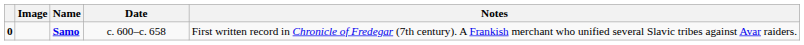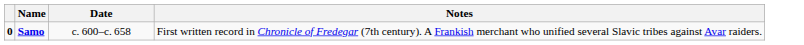- column: (33, 13)
